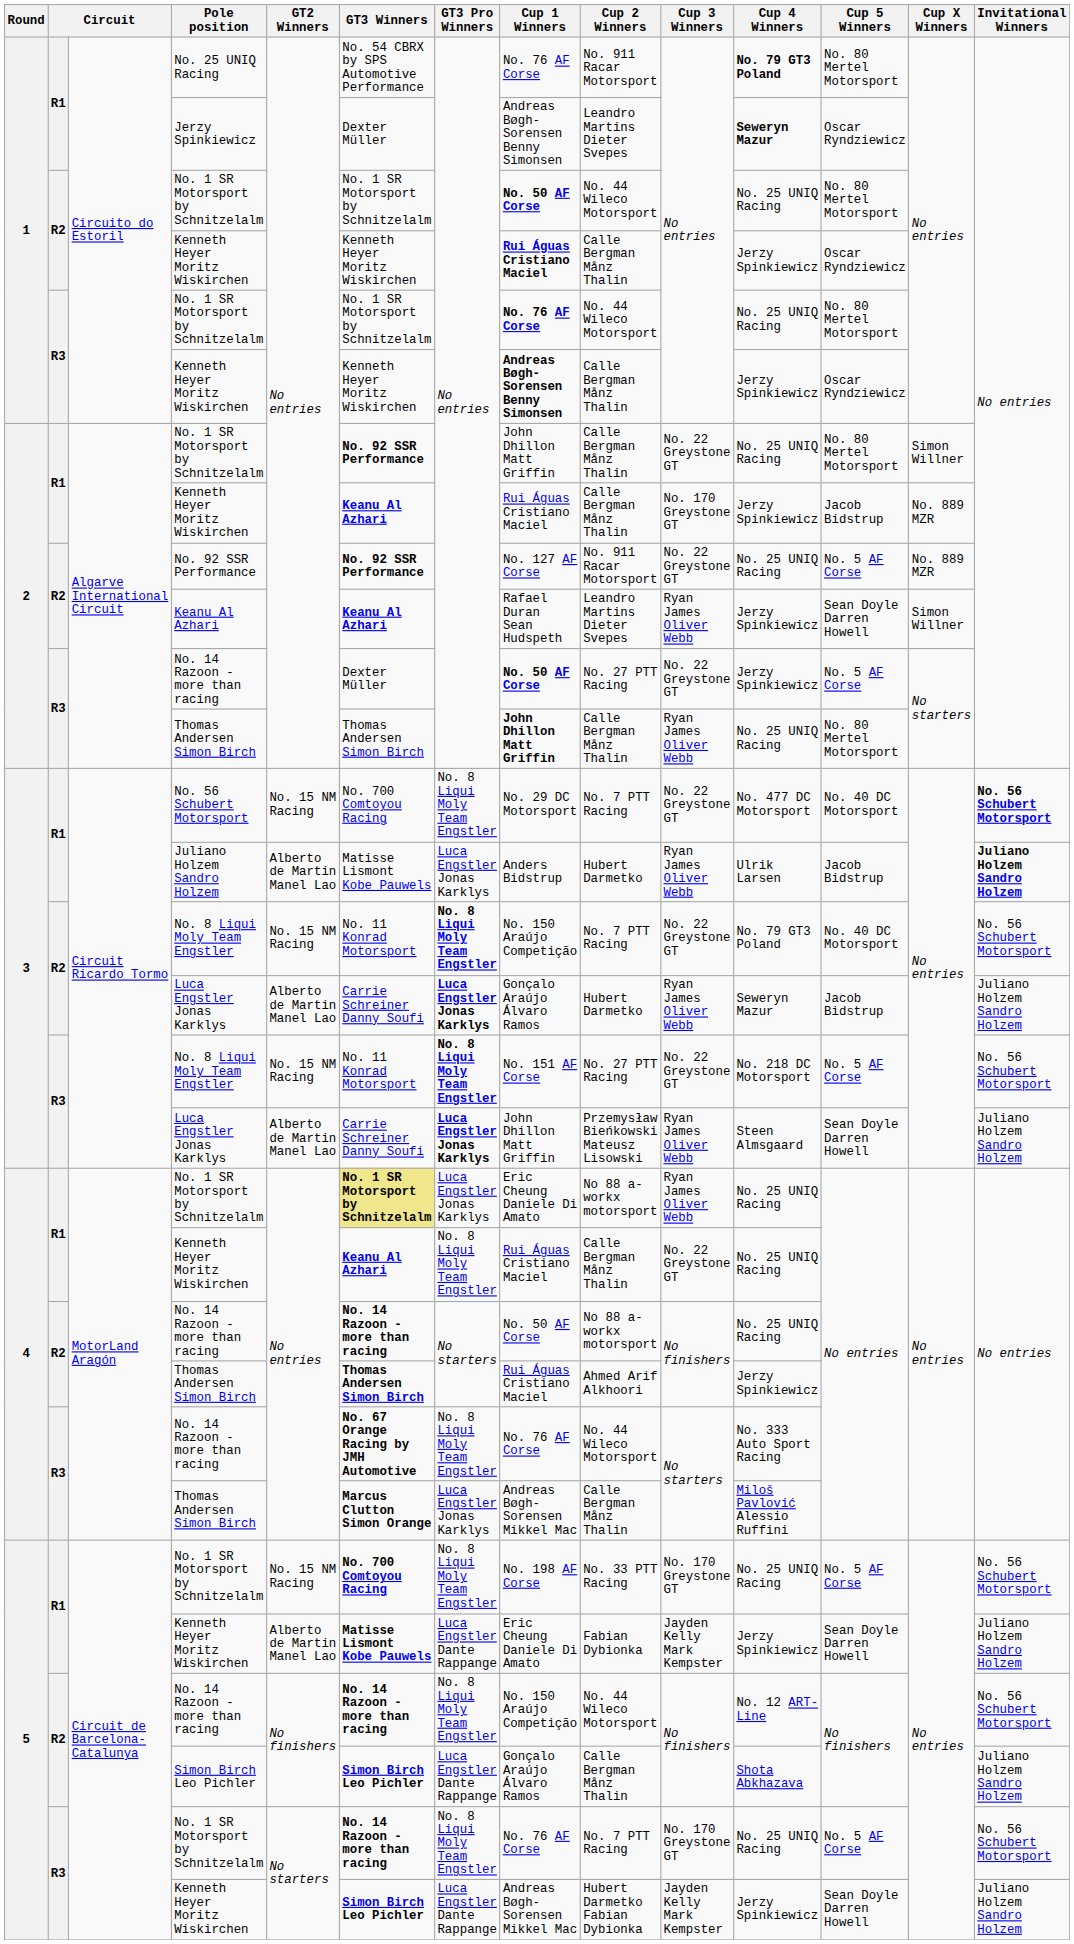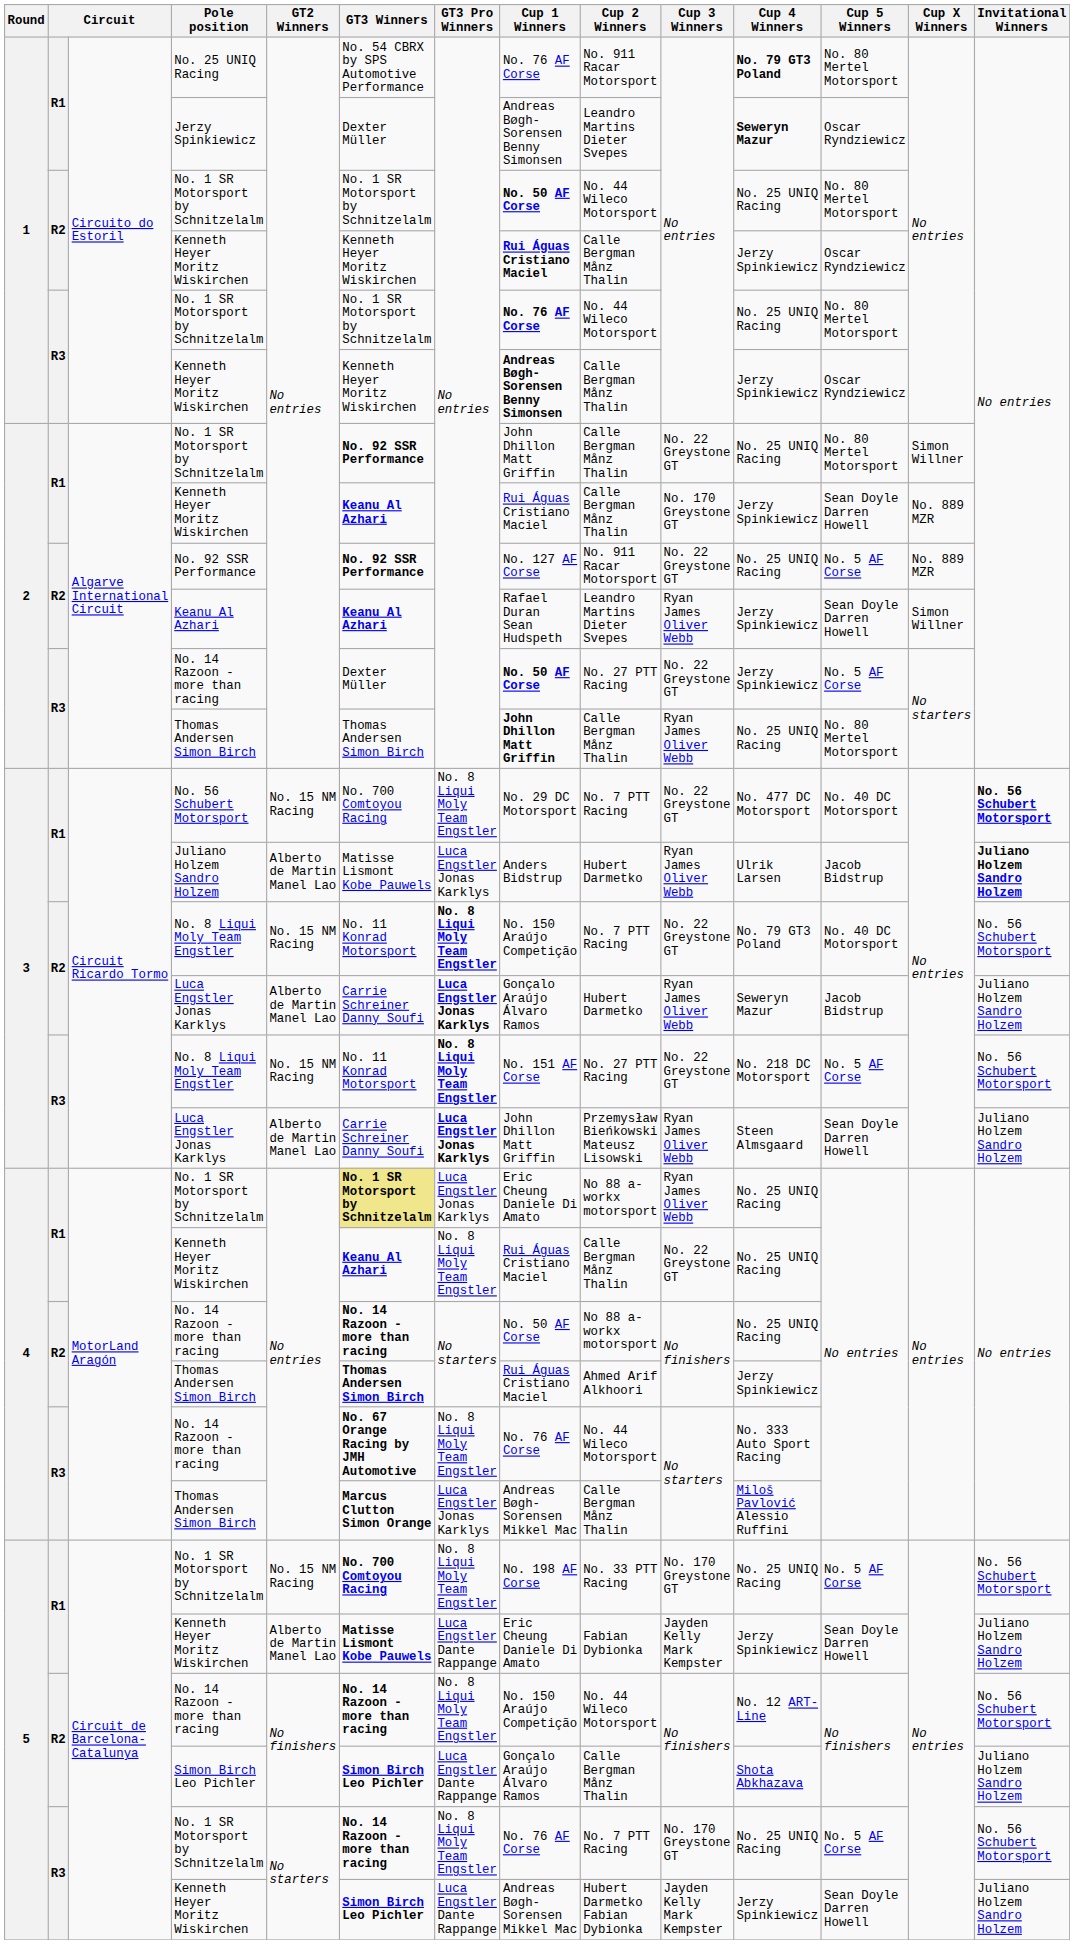(854, 513) Jacob Bidstrup -> (861, 513) Sean Doyle Darren Howell
